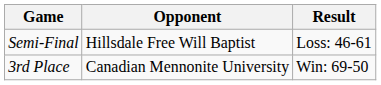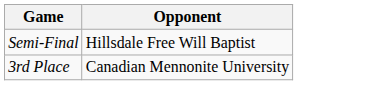- column: (334, 17)
